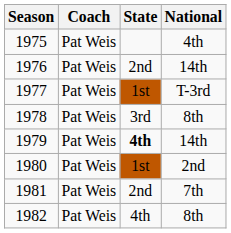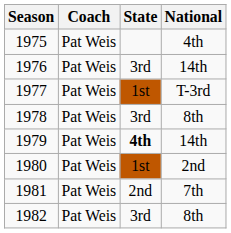(140, 66) 2nd -> (140, 66) 3rd
(140, 215) 4th -> (140, 215) 3rd
